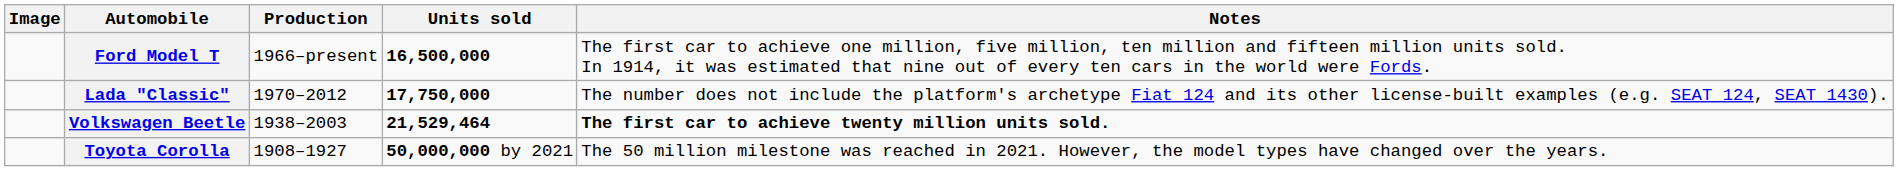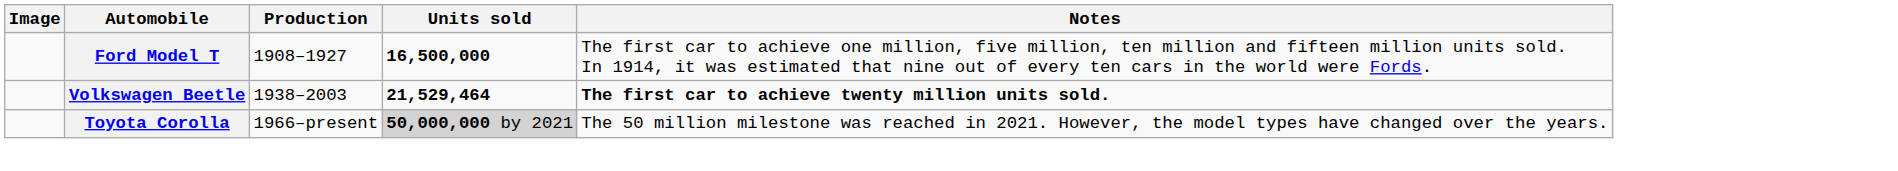(316, 57) 1966–present -> (300, 57) 1908–1927
- row: (157, 95)
(300, 151) 1908–1927 -> (316, 123) 1966–present
(480, 151) no background -> (480, 123) lightgrey background
